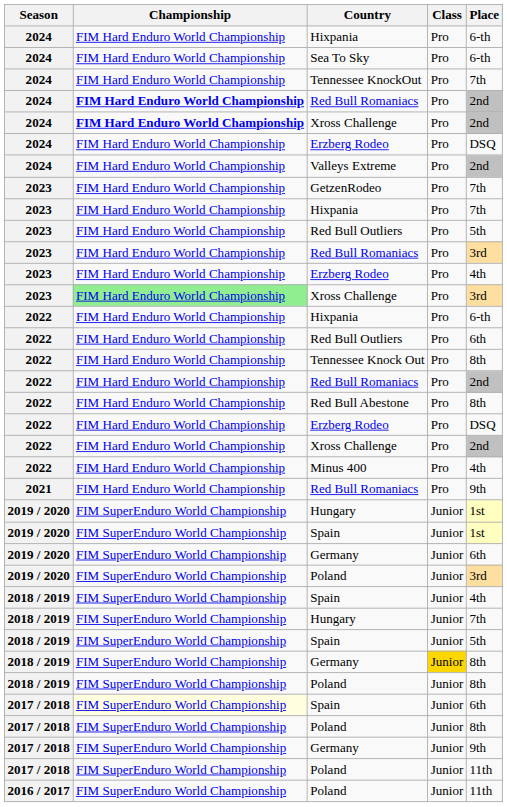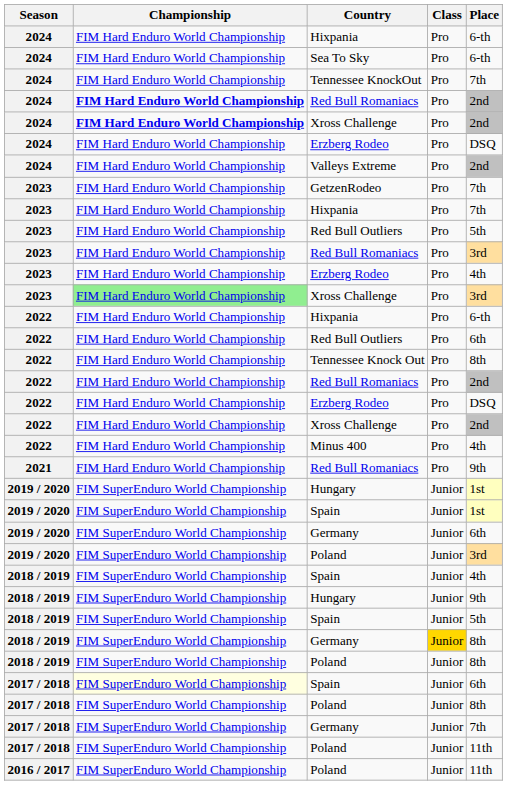- row: (39, 403)
(478, 618) 7th -> (478, 597) 9th
(478, 748) 9th -> (478, 726) 7th
